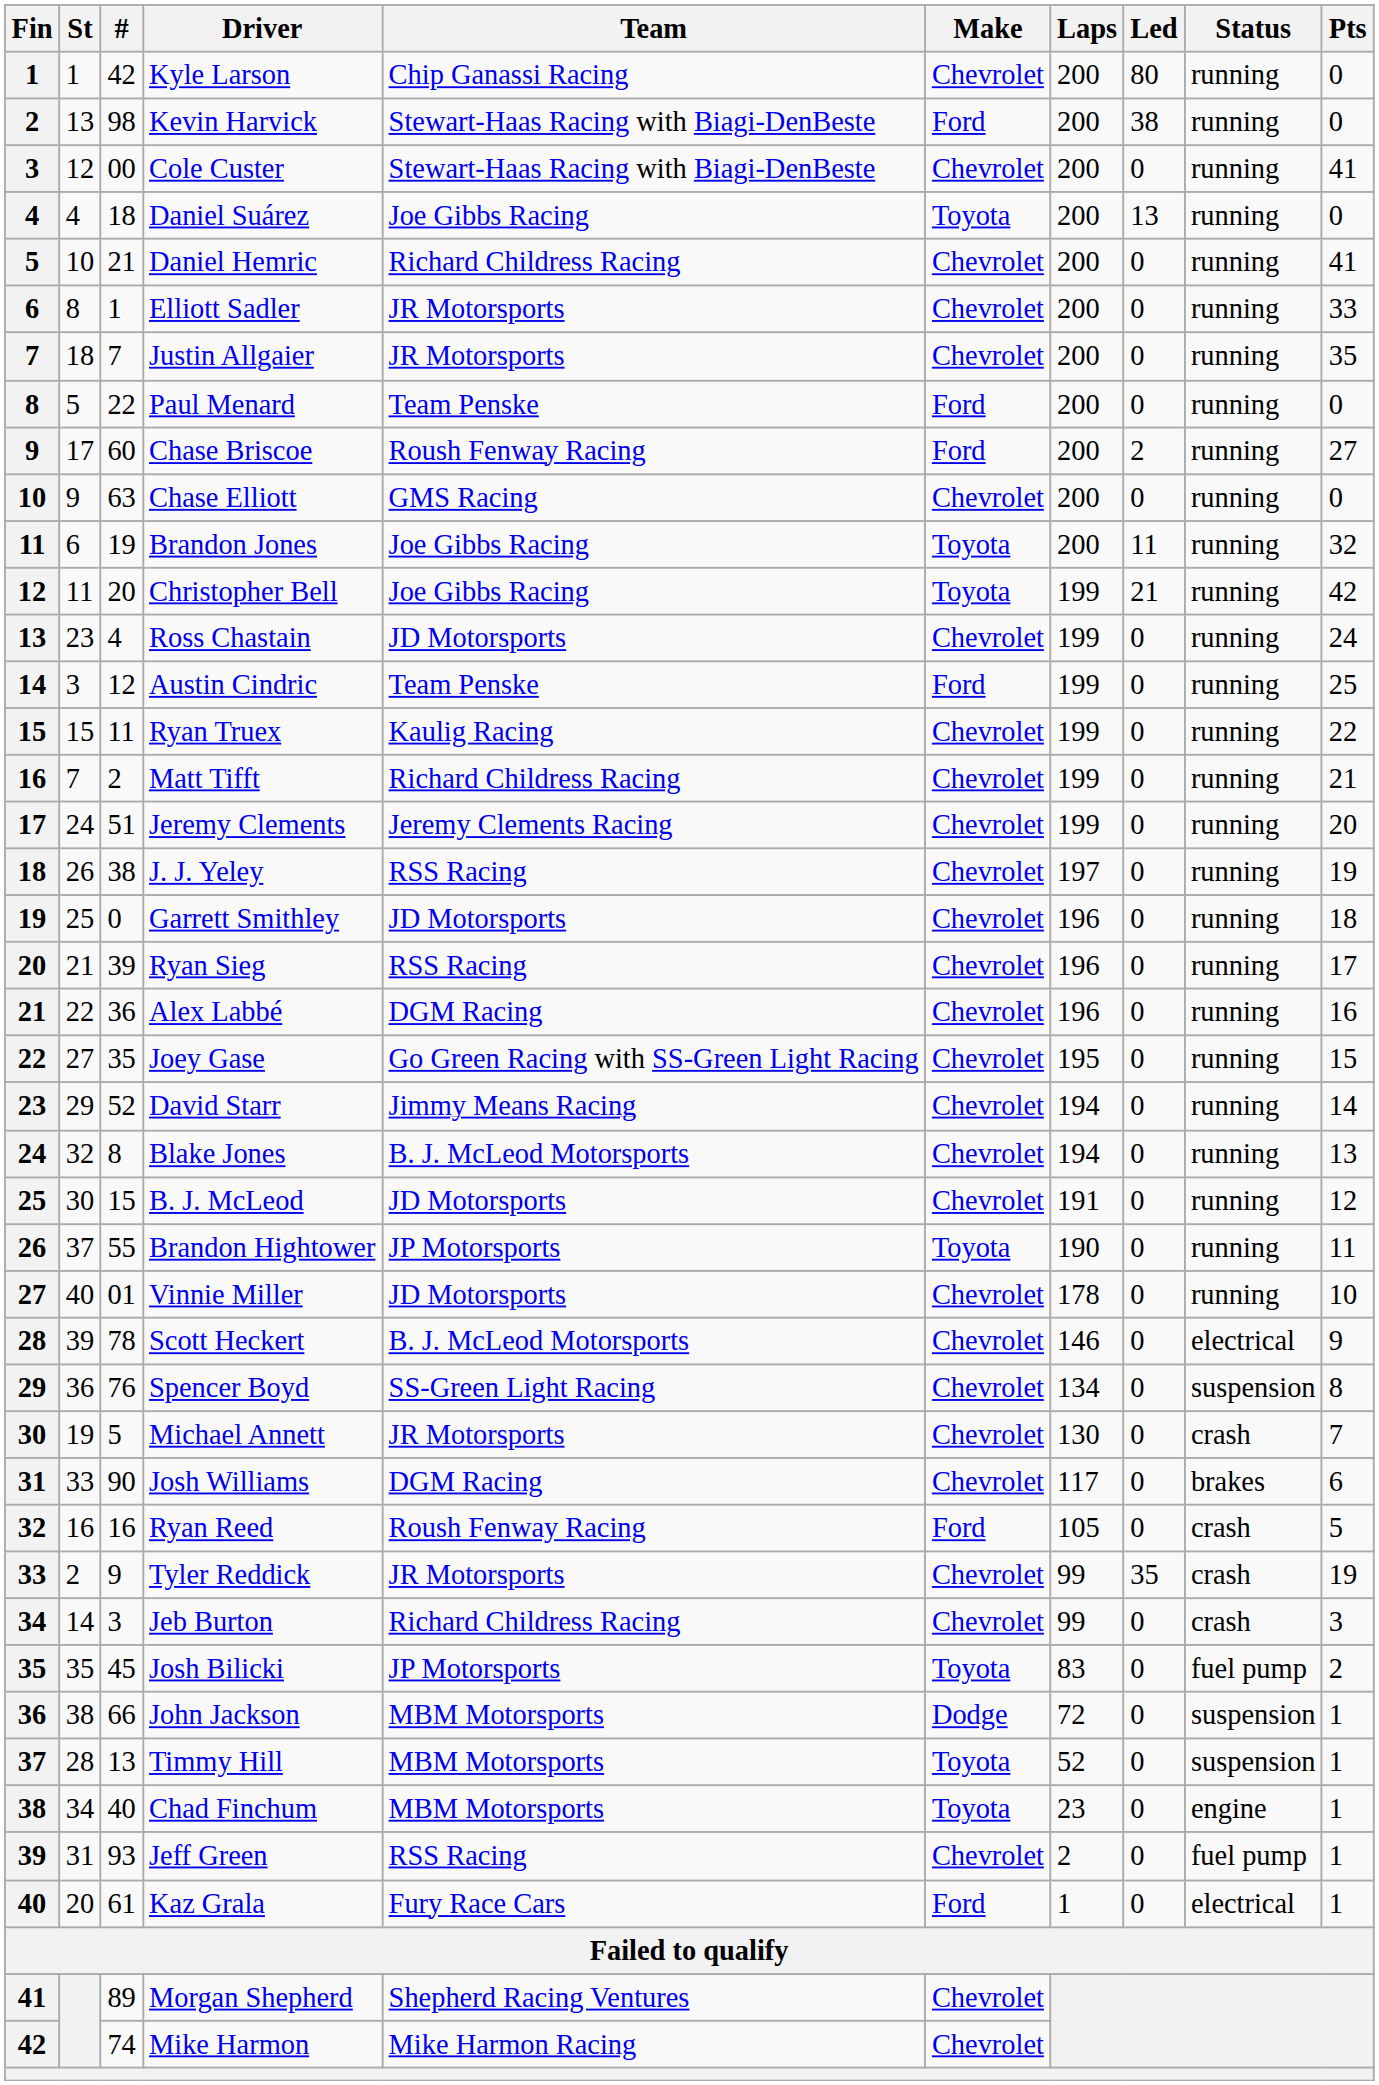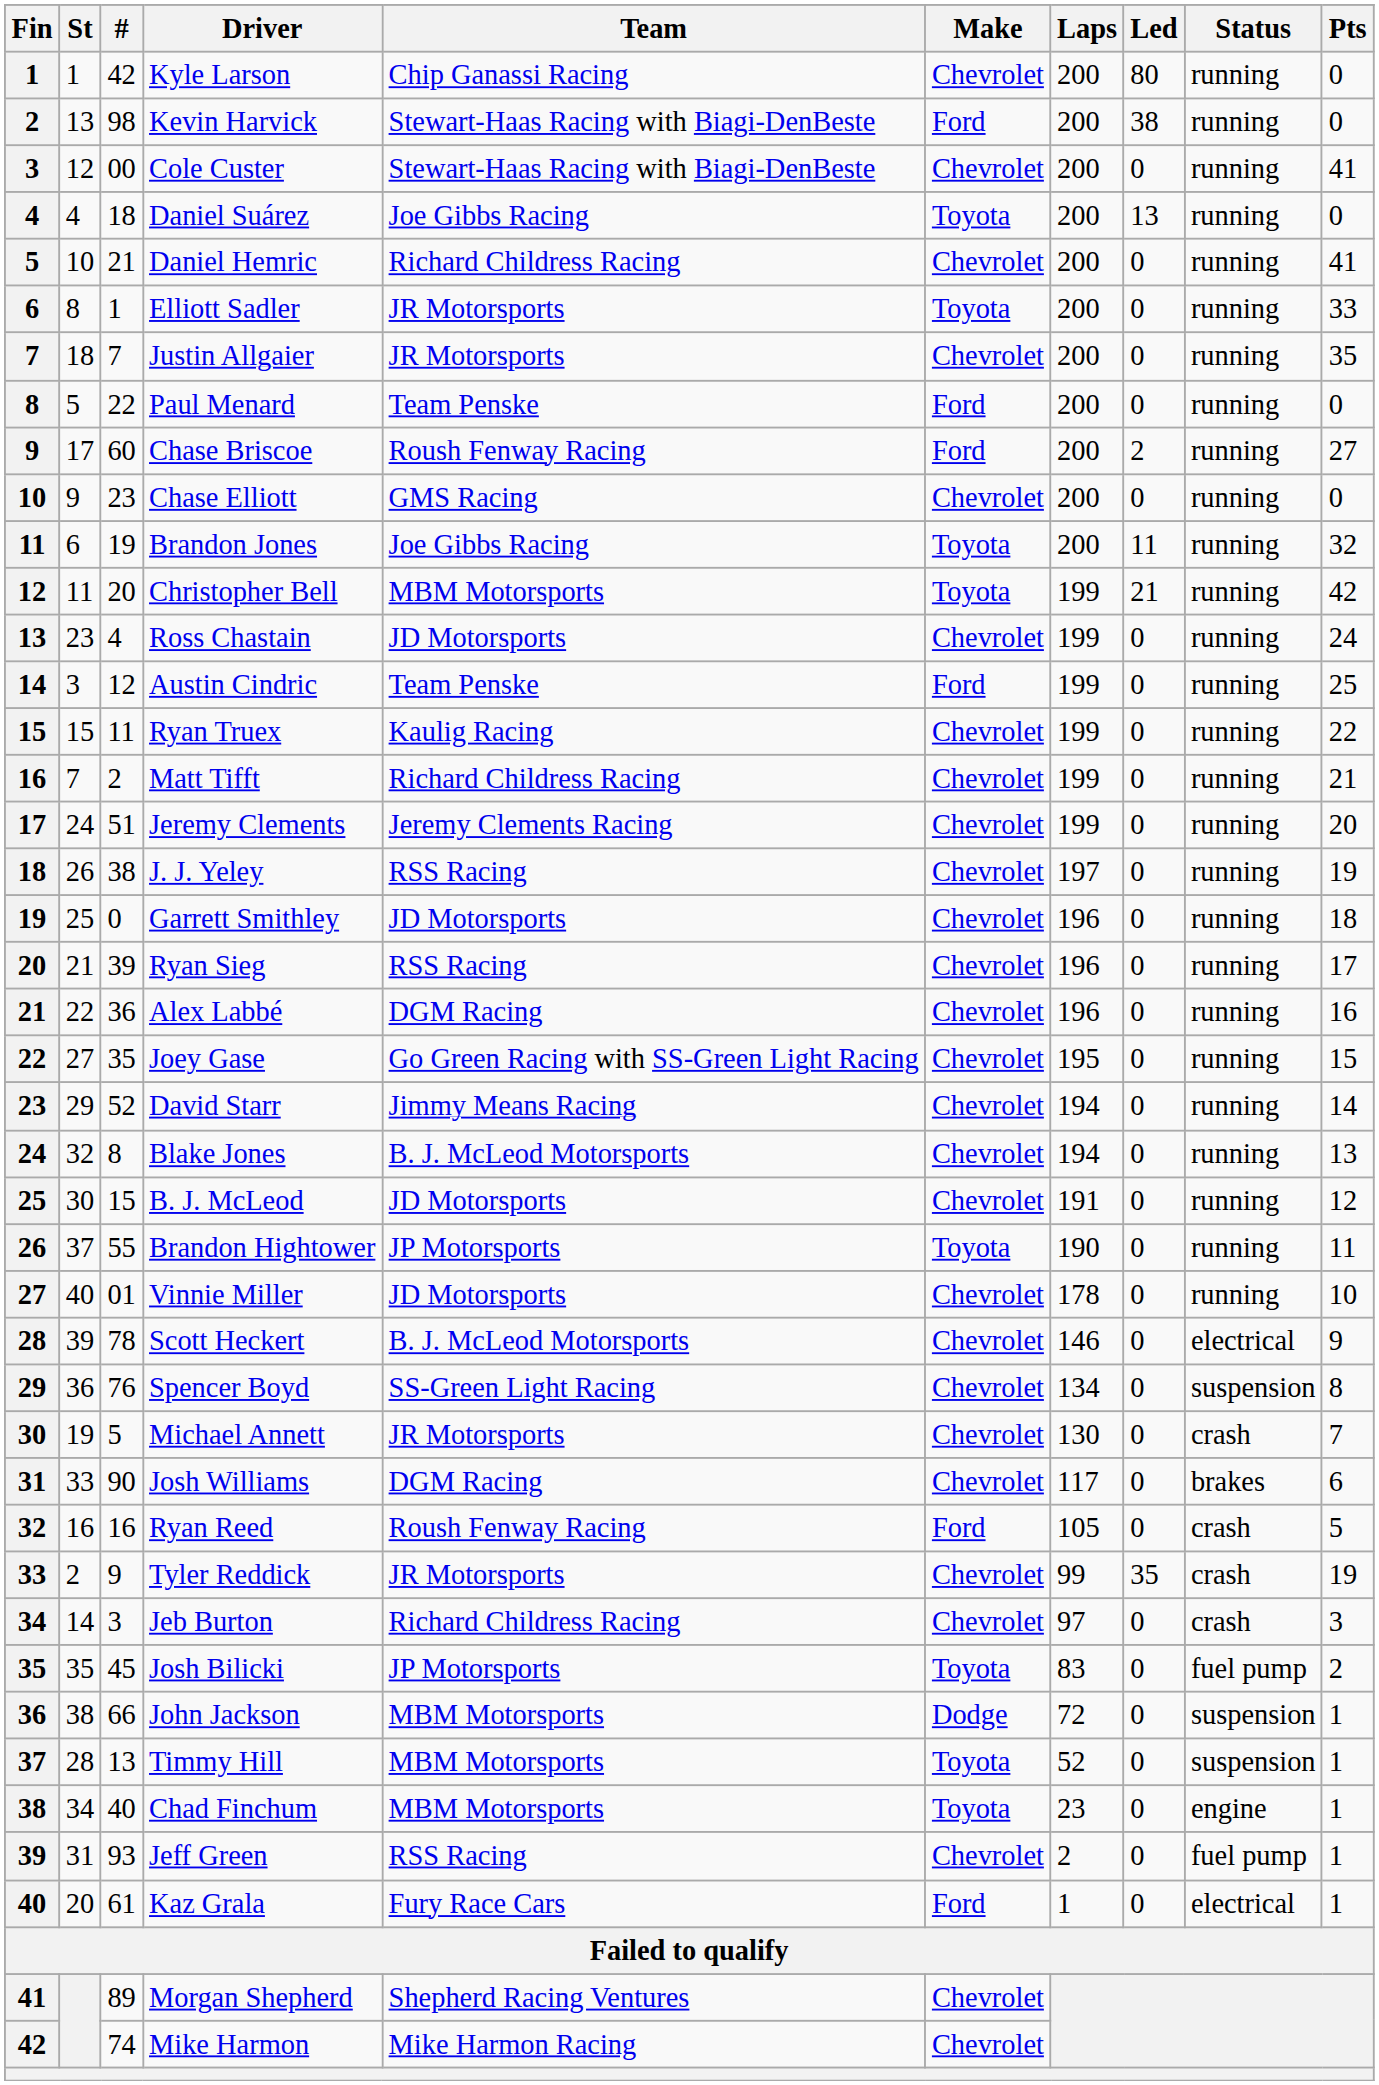(988, 309) Chevrolet -> (971, 309) Toyota
(122, 496) 63 -> (122, 496) 23
(489, 590) Joe Gibbs Racing -> (496, 590) MBM Motorsports
(1071, 1621) 99 -> (1071, 1621) 97
